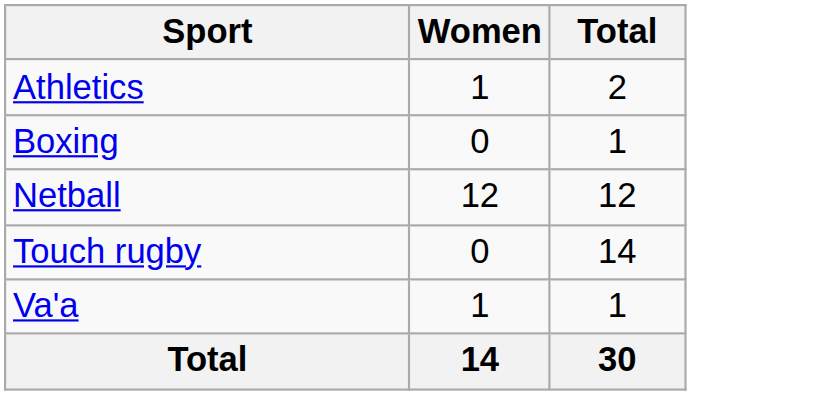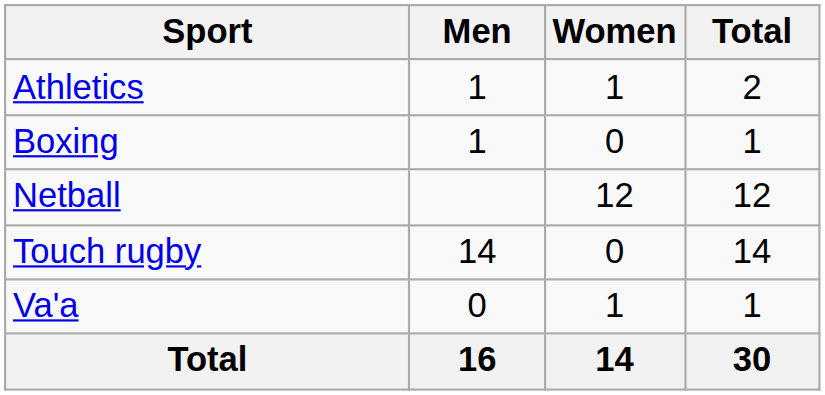+ column: (477, 31)
